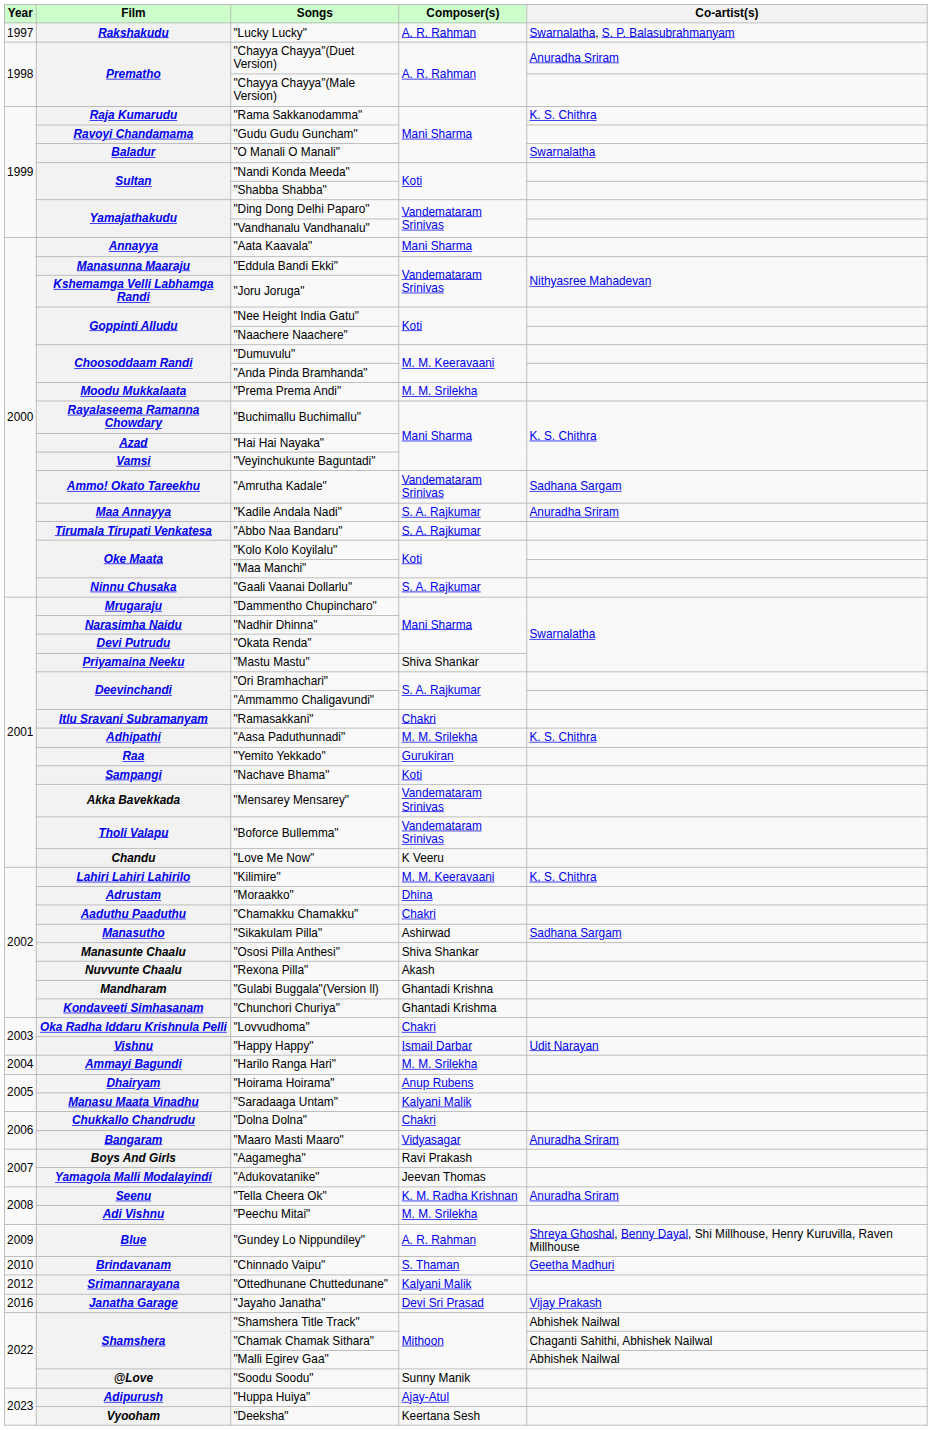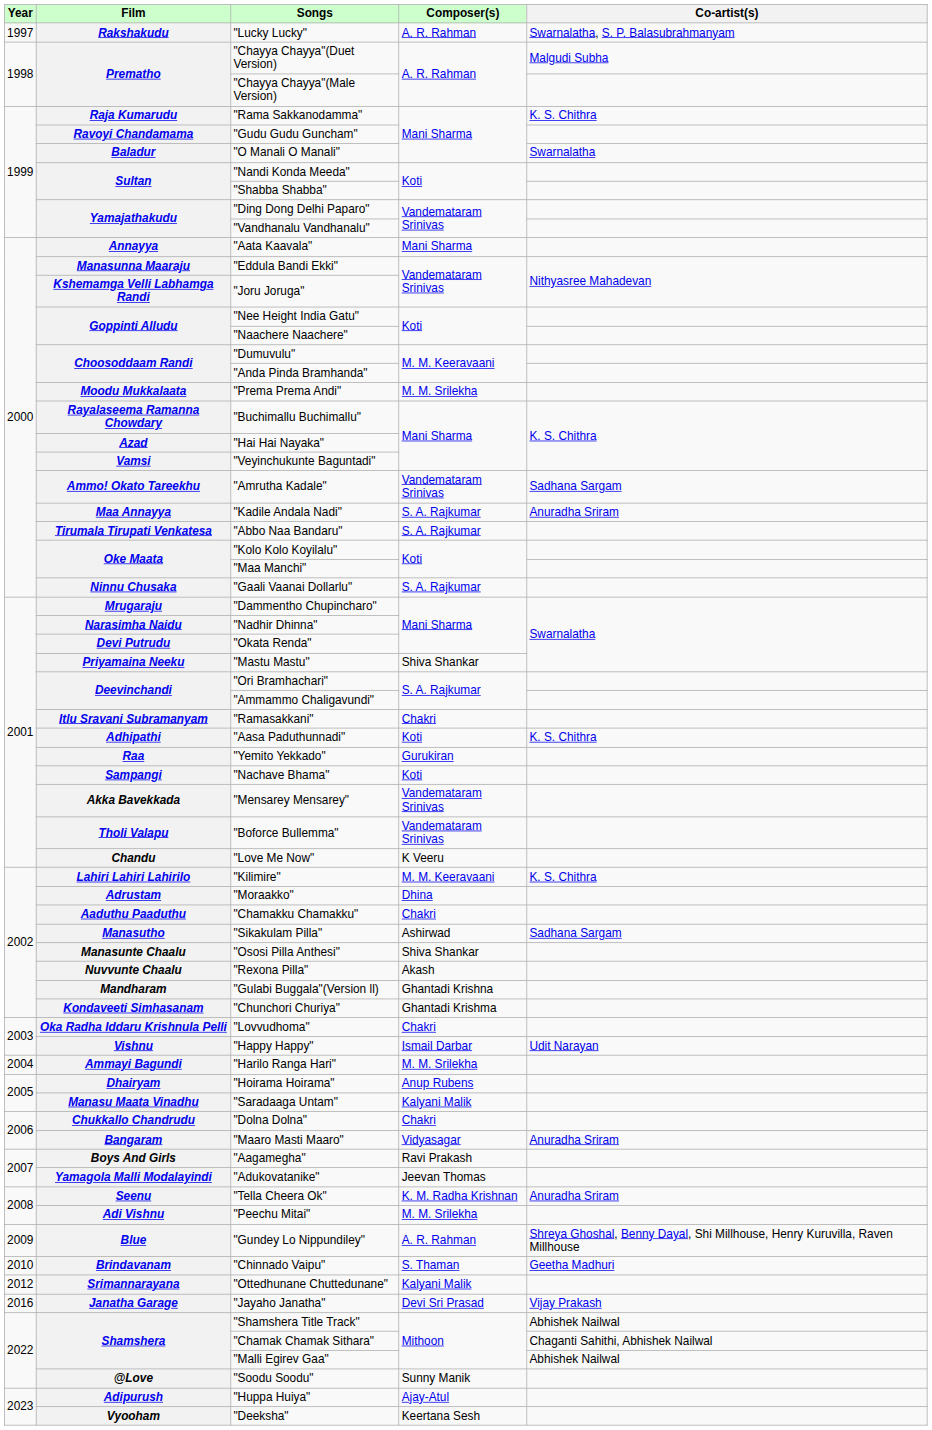(574, 58) Anuradha Sriram -> (569, 58) Malgudi Subha
(440, 737) M. M. Srilekha -> (412, 737) Koti
